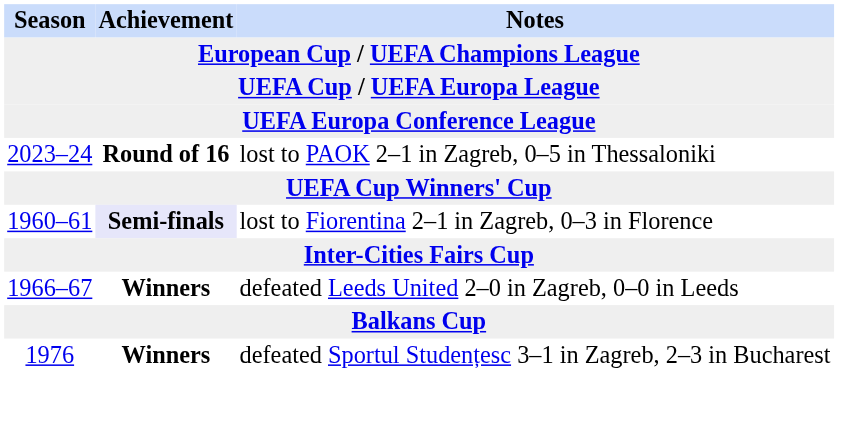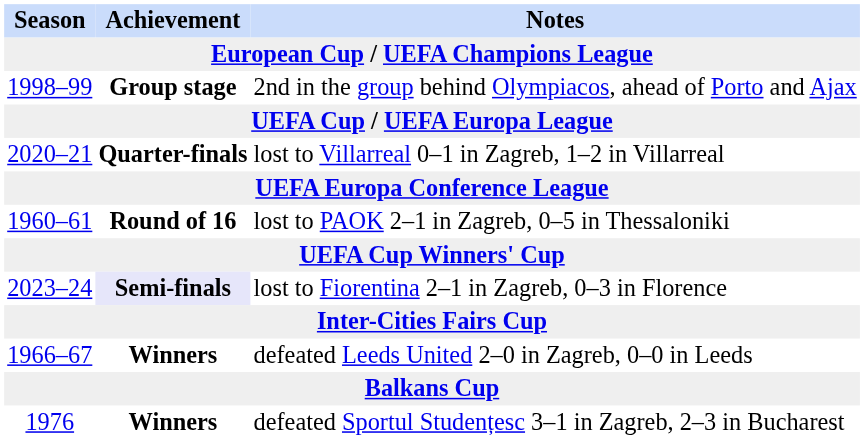+ row: (555, 87)
+ row: (489, 154)
(50, 154) 2023–24 -> (50, 221) 1960–61
(50, 221) 1960–61 -> (50, 288) 2023–24
